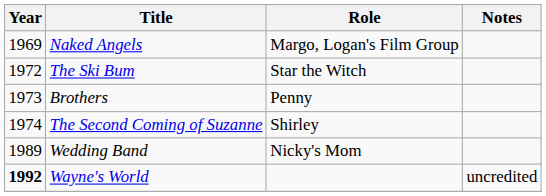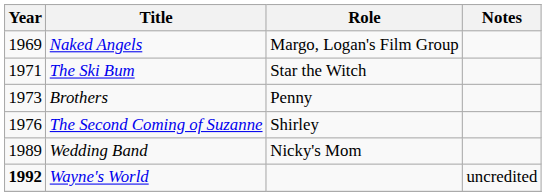(25, 71) 1972 -> (25, 71) 1971
(25, 124) 1974 -> (25, 124) 1976
